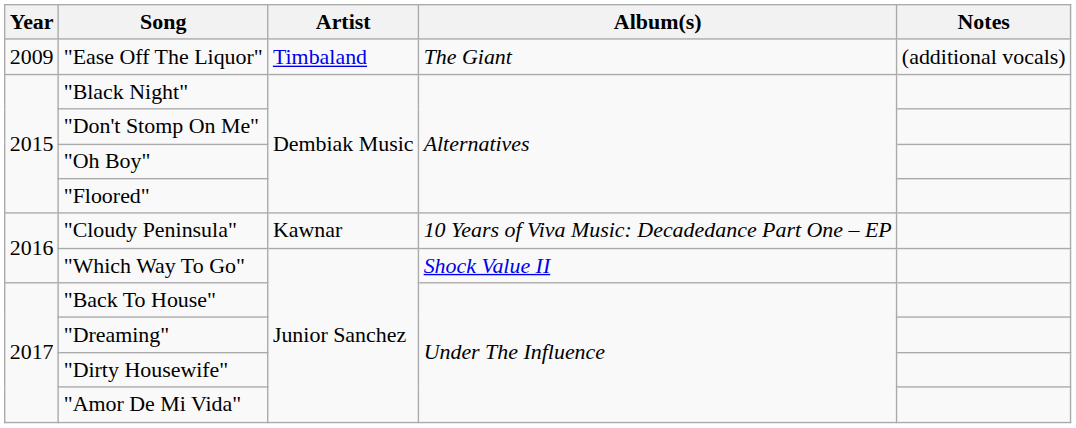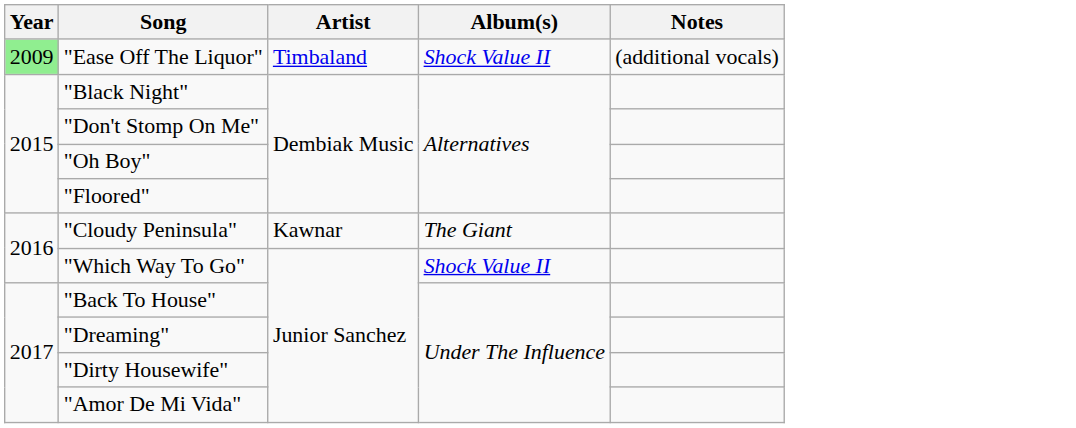(32, 56) no background -> (32, 56) lightgreen background
(468, 56) The Giant -> (487, 56) Shock Value II
(658, 230) 10 Years of Viva Music: Decadedance Part One – EP -> (468, 230) The Giant
